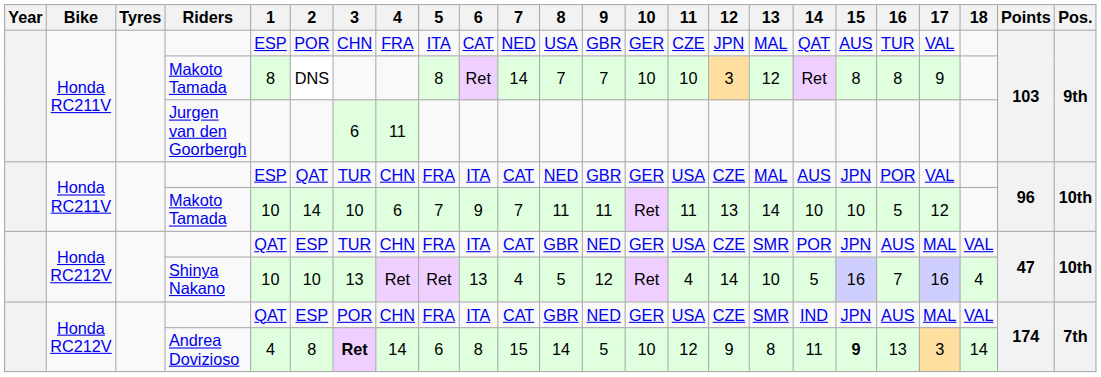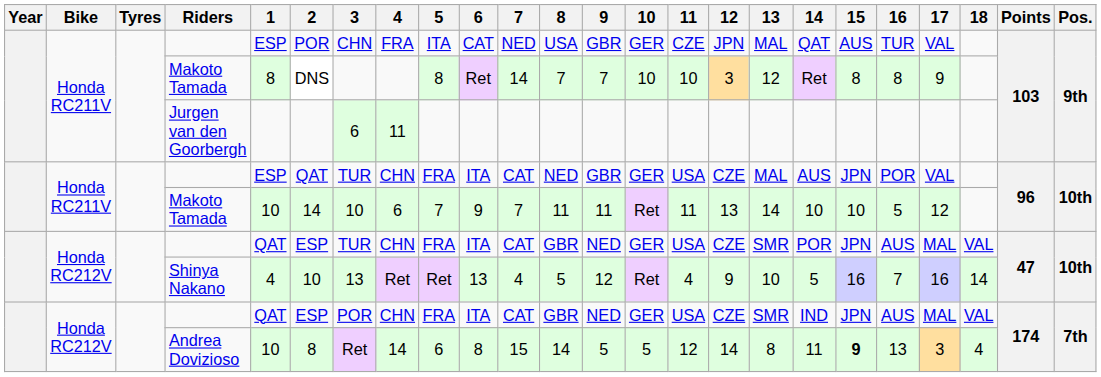(270, 280) 10 -> (270, 280) 4
(729, 280) 14 -> (729, 280) 9
(979, 280) 4 -> (979, 280) 14
(270, 349) 4 -> (270, 349) 10
(355, 349) bold -> (355, 349) normal
(647, 349) 10 -> (647, 349) 5
(729, 349) 9 -> (729, 349) 14
(979, 349) 14 -> (979, 349) 4
